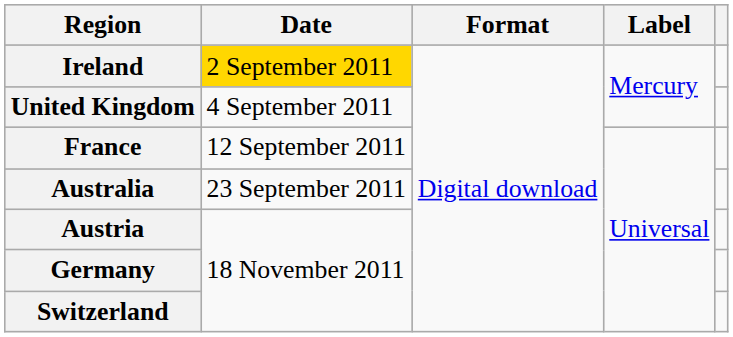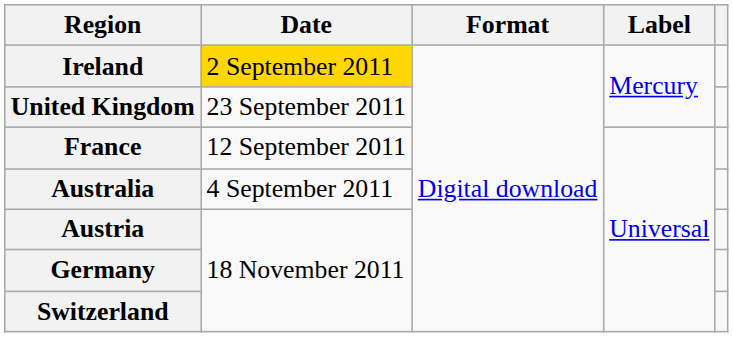(300, 106) 4 September 2011 -> (306, 106) 23 September 2011
(306, 188) 23 September 2011 -> (300, 188) 4 September 2011
